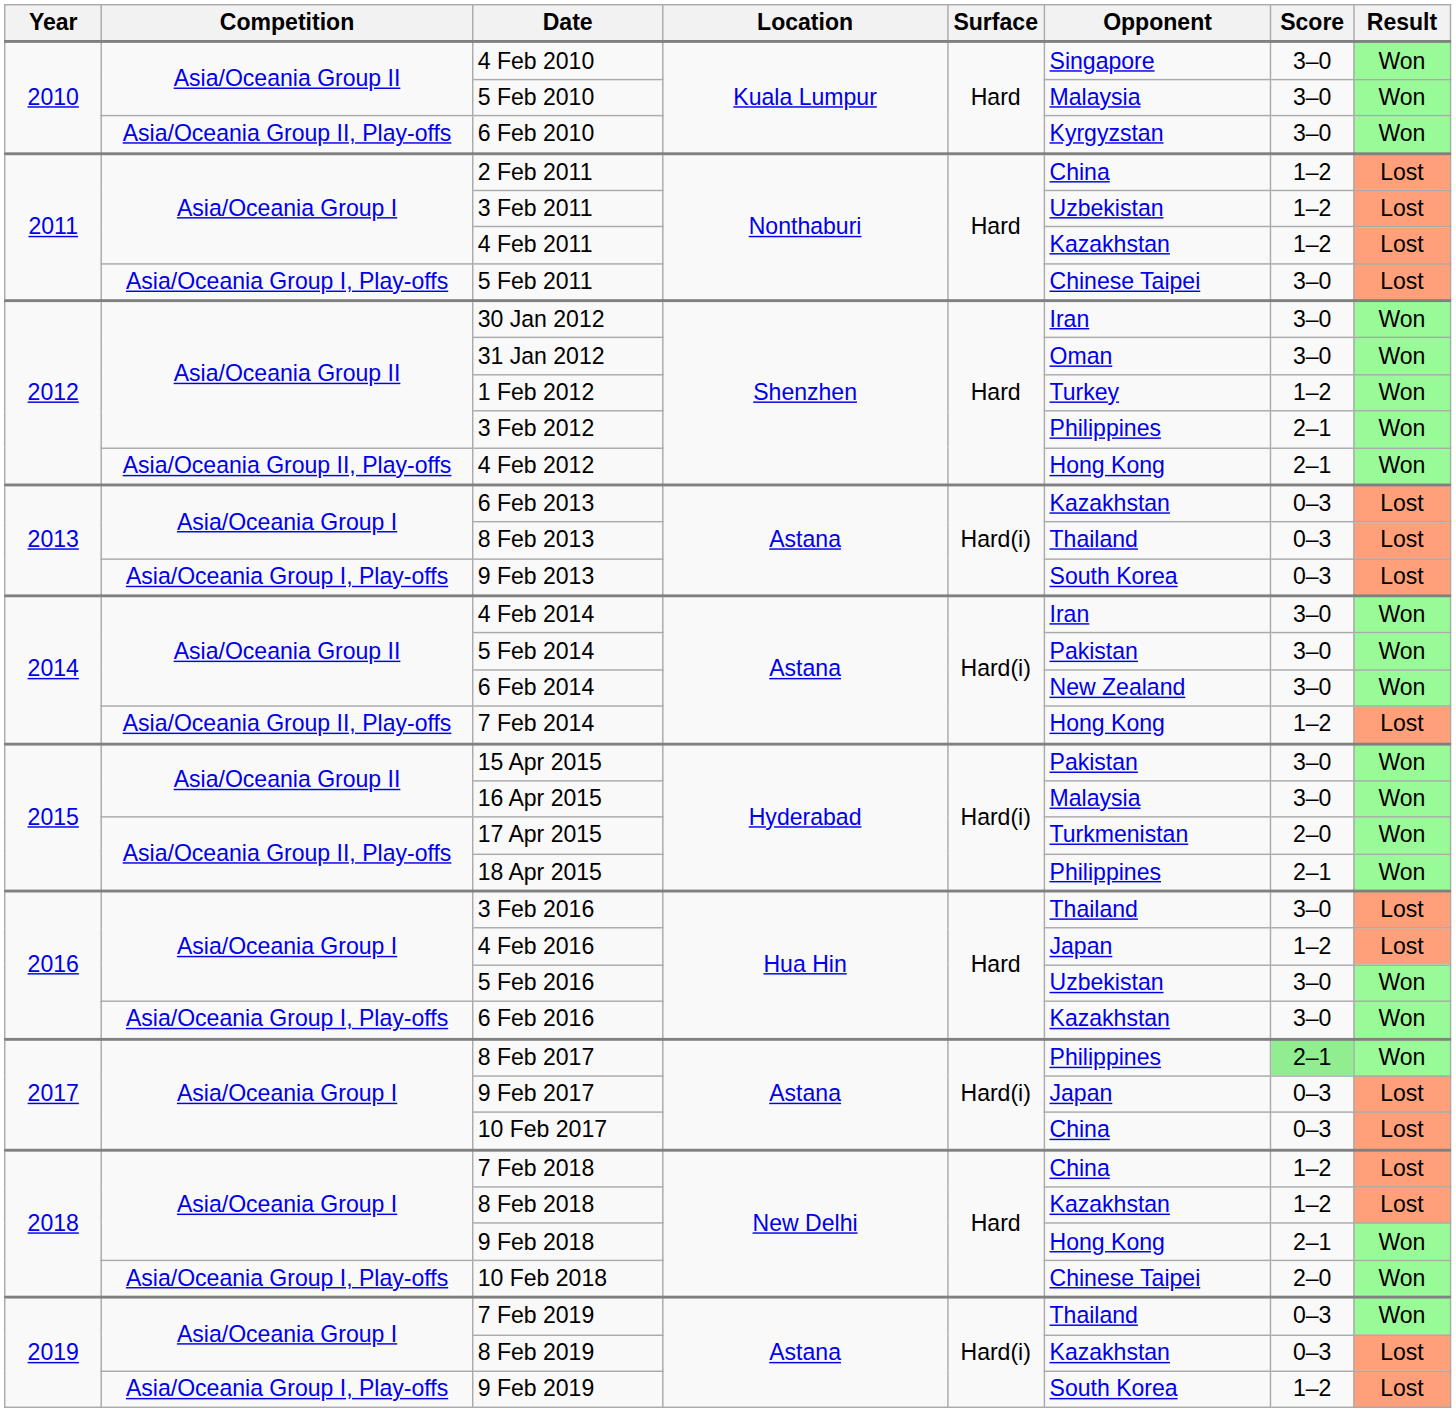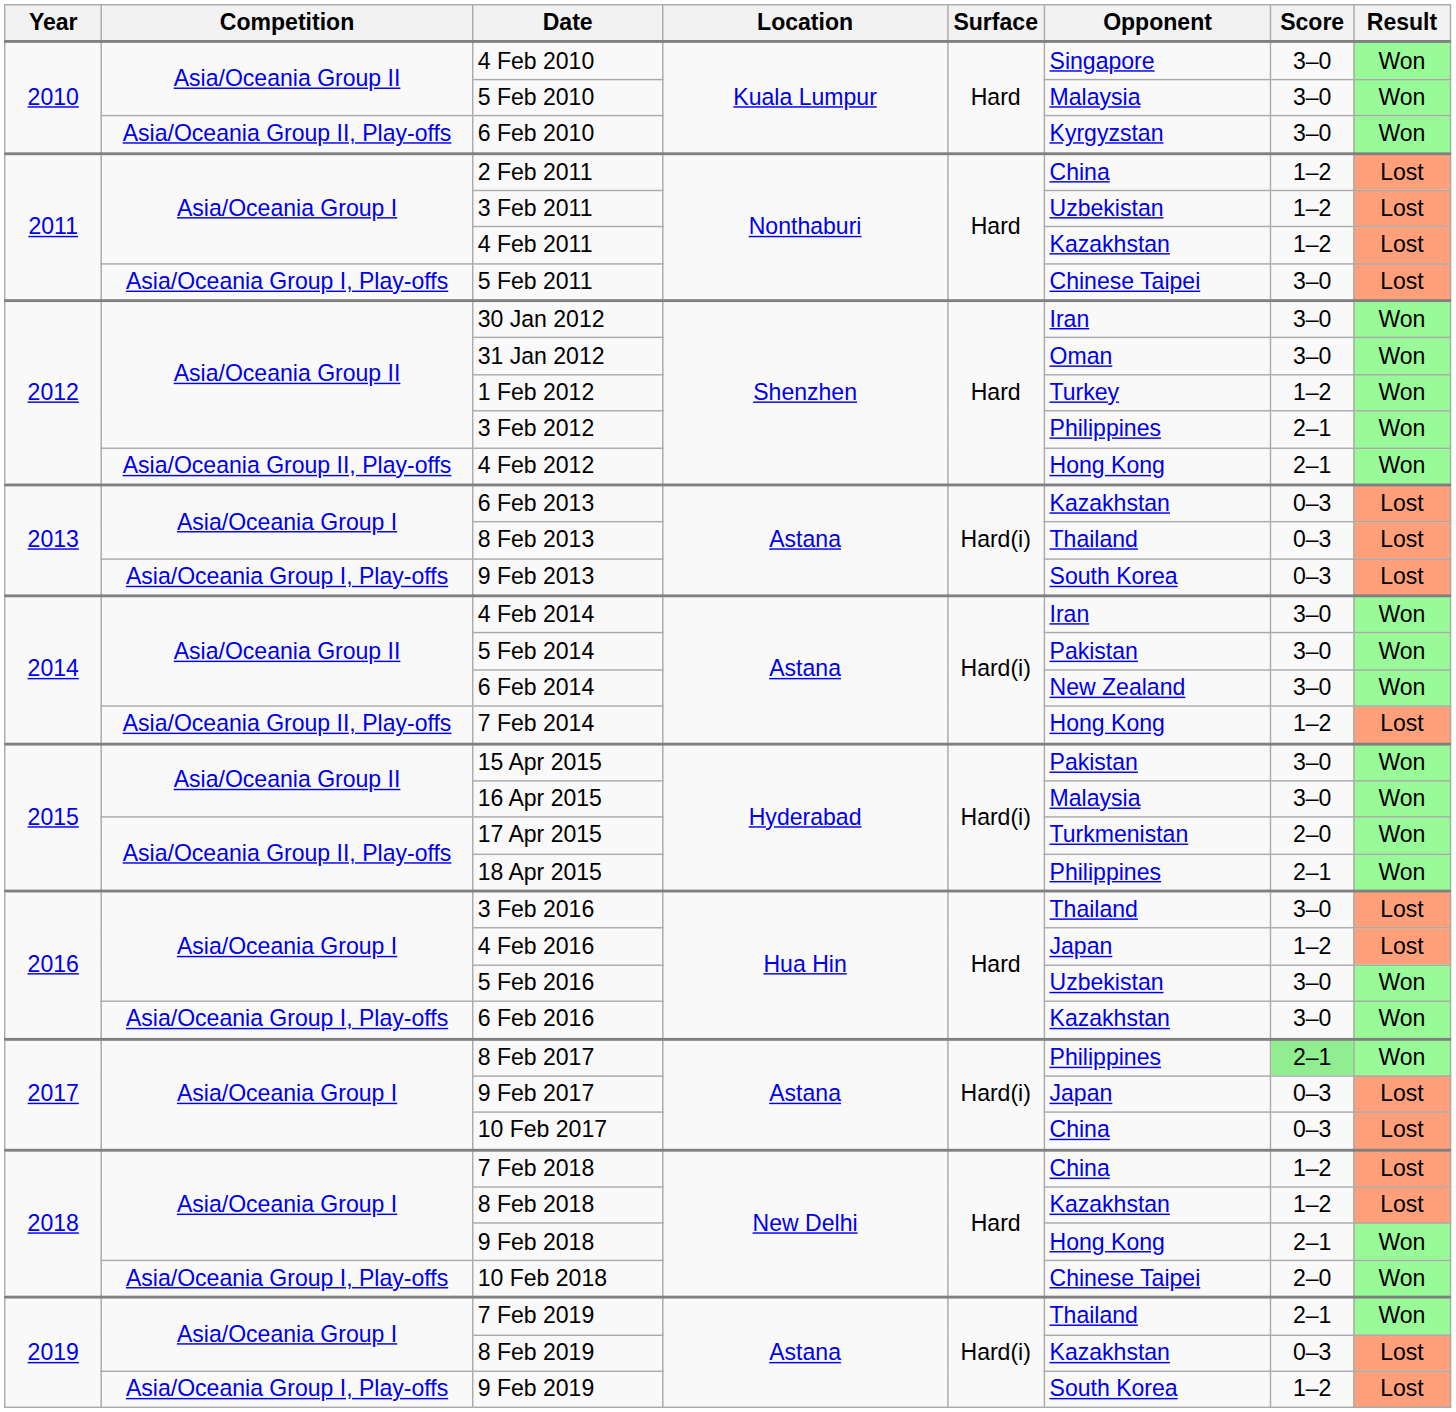(1312, 1316) 0–3 -> (1312, 1316) 2–1
